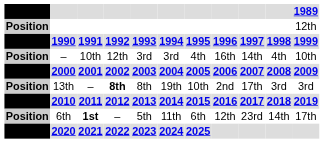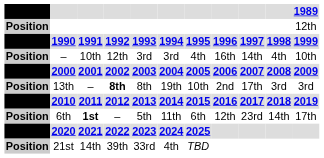+ row: (64, 146)
